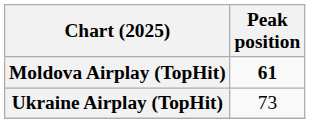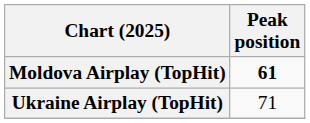(267, 103) 73 -> (267, 103) 71
